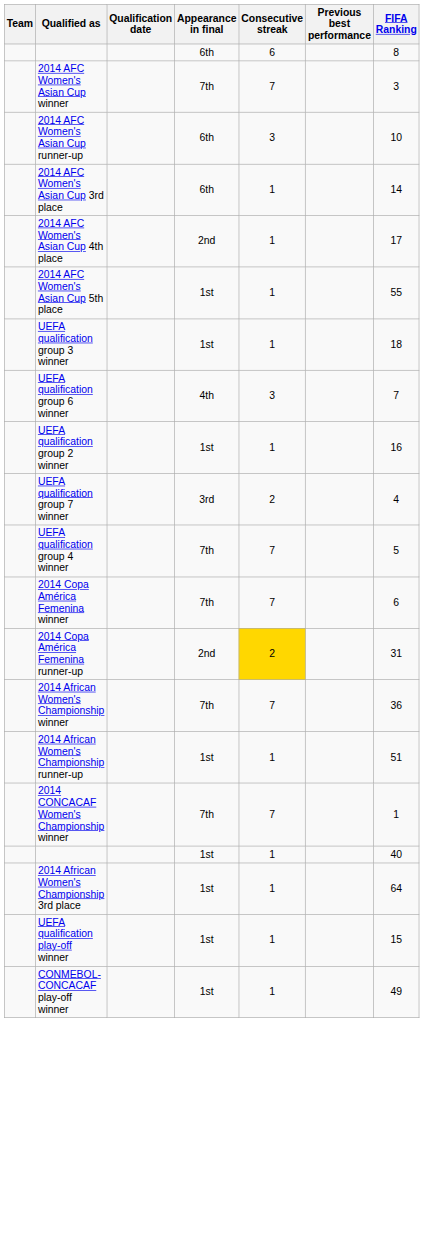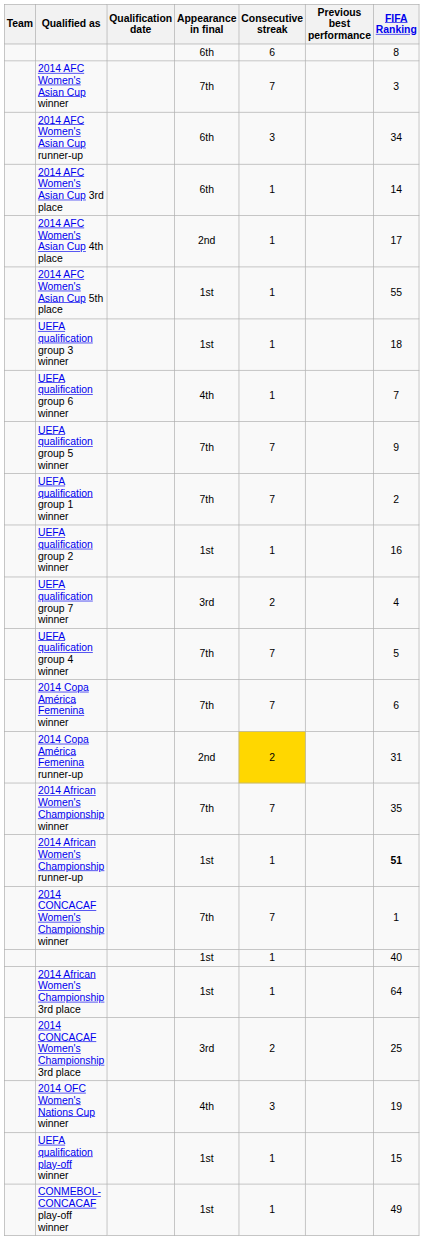(396, 138) 10 -> (396, 138) 34
(272, 396) 3 -> (272, 396) 1
+ row: (65, 447)
+ row: (65, 499)
(396, 705) 36 -> (396, 808) 35
(396, 757) normal -> (396, 860) bold
+ row: (71, 1049)
+ row: (67, 1106)
